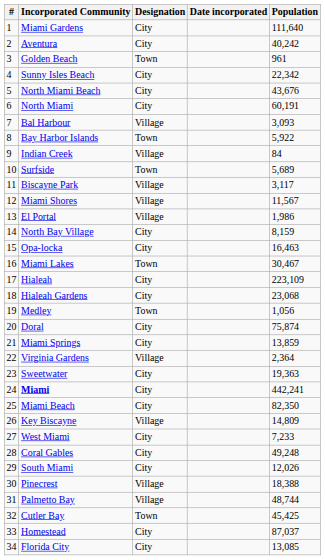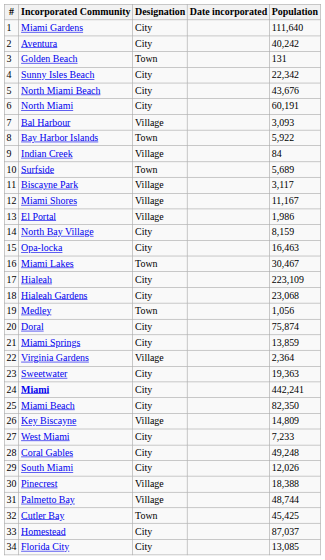(279, 59) 961 -> (279, 59) 131
(285, 201) 11,567 -> (285, 201) 11,167
